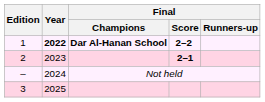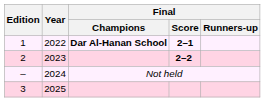(55, 43) bold -> (55, 43) normal
(185, 43) 2–2 -> (185, 43) 2–1
(185, 58) 2–1 -> (185, 58) 2–2
